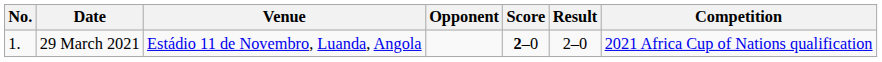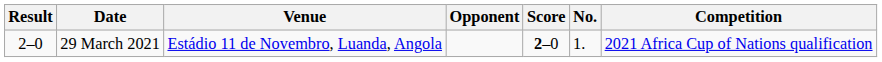columns swapped: (20, 17) <-> (575, 17)
